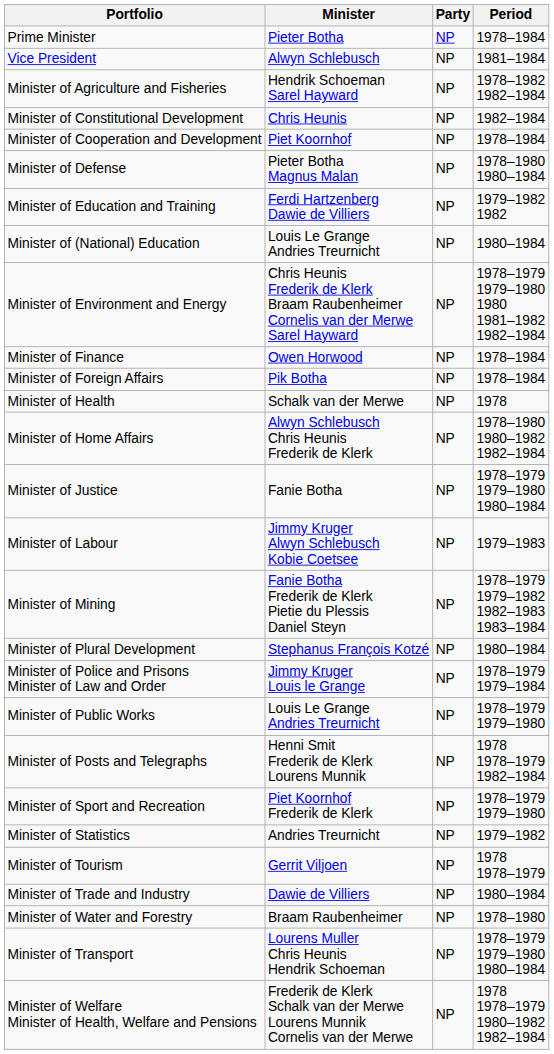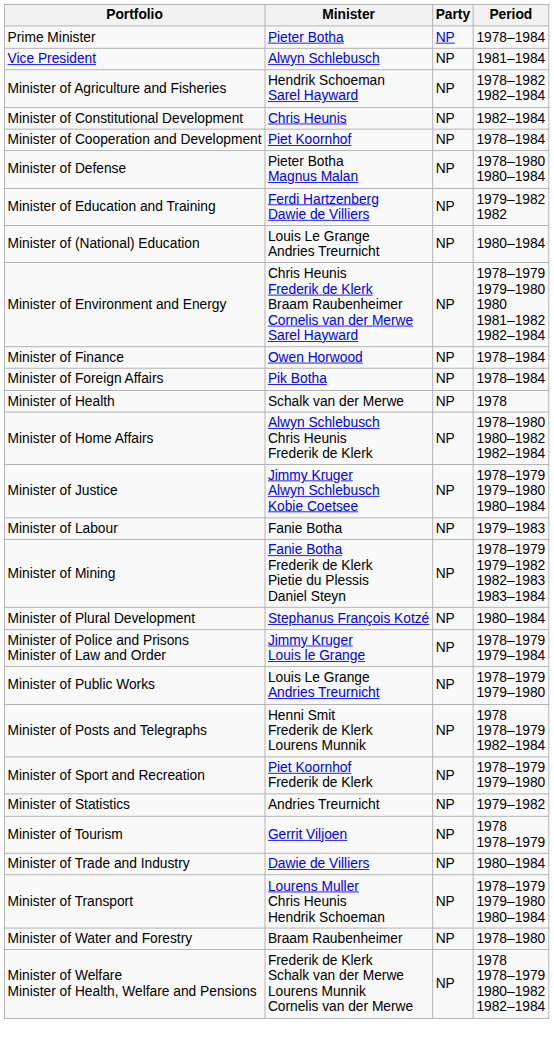(305, 491) Fanie Botha -> (324, 491) Jimmy Kruger Alwyn Schlebusch Kobie Coetsee
(324, 543) Jimmy Kruger Alwyn Schlebusch Kobie Coetsee -> (305, 528) Fanie Botha
rows swapped: (70, 954) <-> (100, 917)
